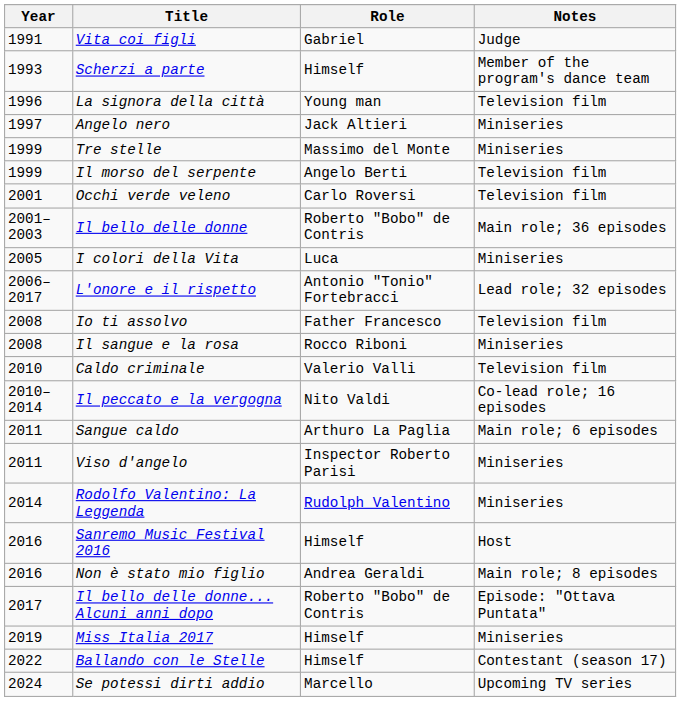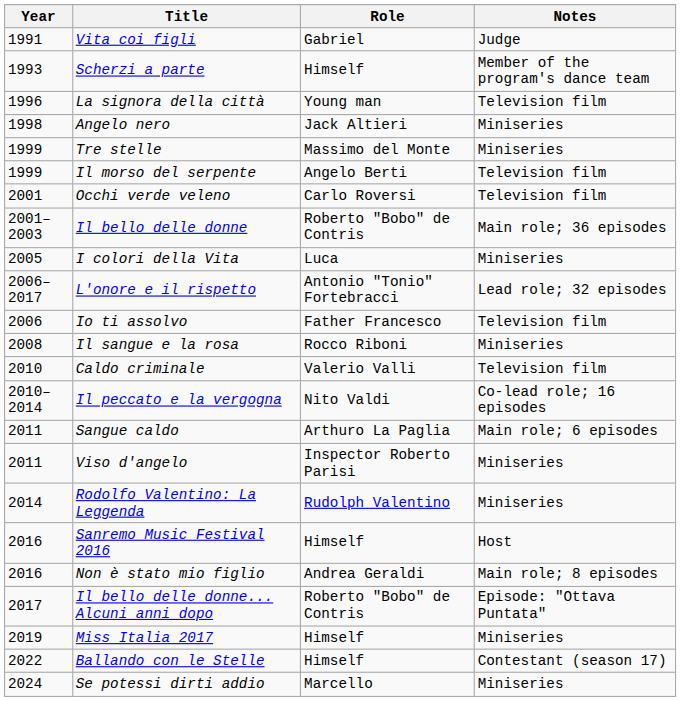(25, 126) 1997 -> (25, 126) 1998
(25, 322) 2008 -> (25, 322) 2006
(555, 684) Upcoming TV series -> (521, 684) Miniseries
